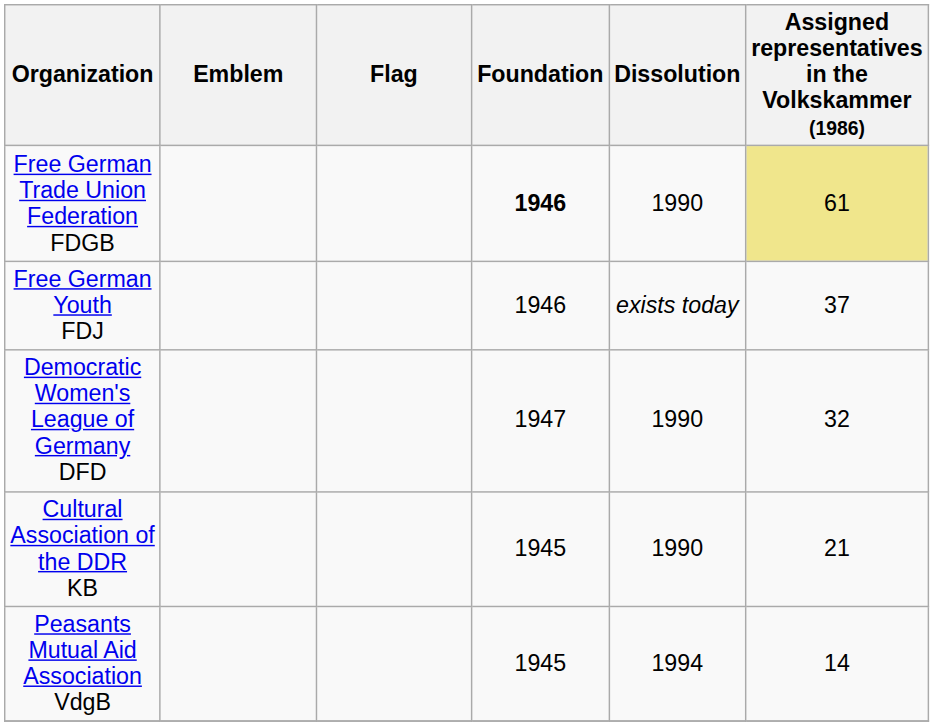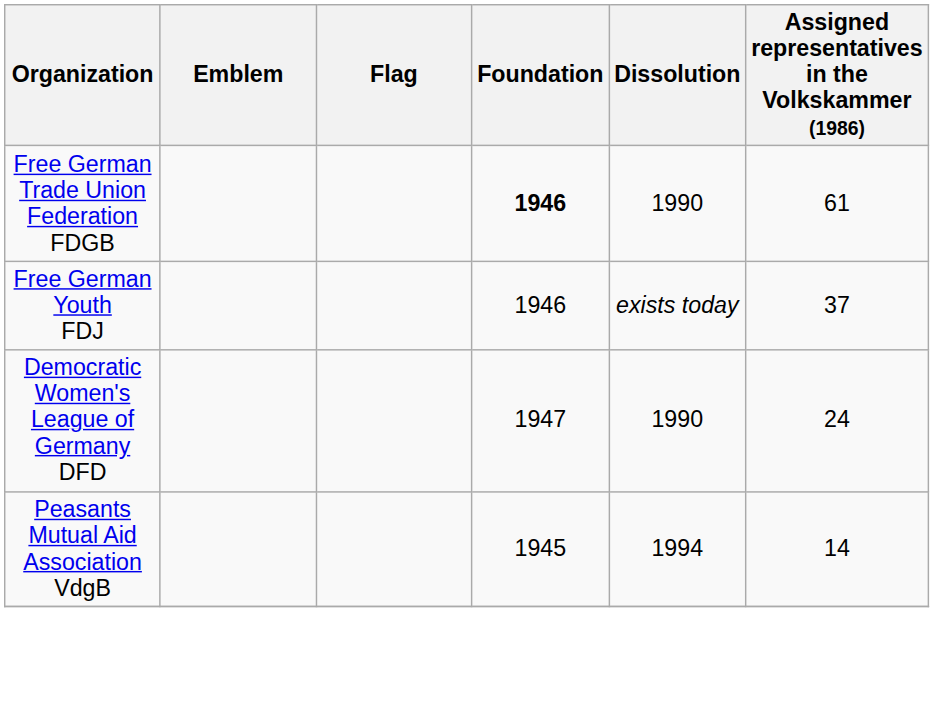(837, 203) khaki background -> (837, 203) no background
(837, 420) 32 -> (837, 420) 24
- row: (83, 548)
